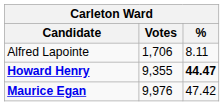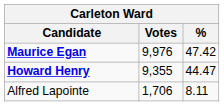rows swapped: (47, 91) <-> (48, 52)
(201, 71) bold -> (201, 71) normal
